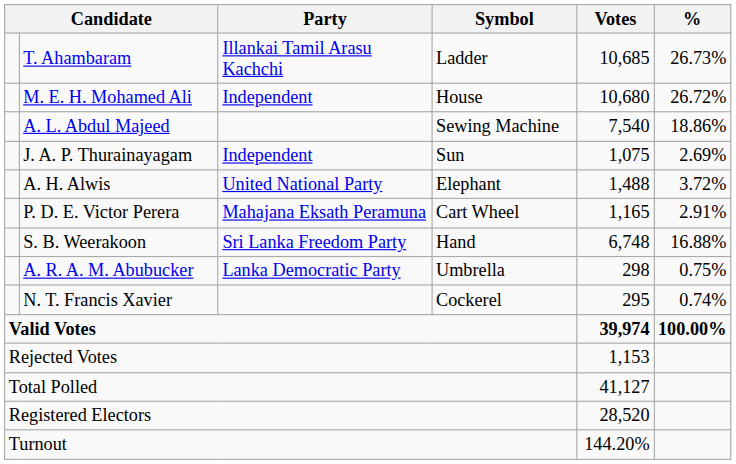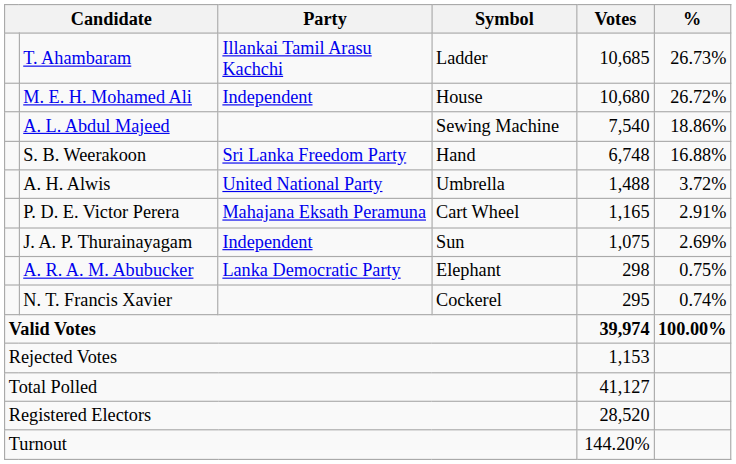rows swapped: (85, 241) <-> (108, 155)
(468, 184) Elephant -> (470, 184) Umbrella
(470, 270) Umbrella -> (468, 270) Elephant
